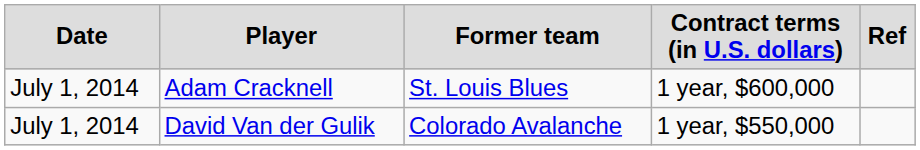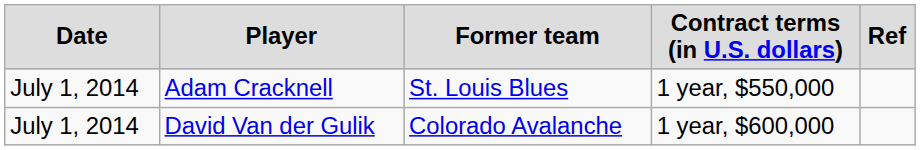(746, 88) 1 year, $600,000 -> (746, 88) 1 year, $550,000
(746, 125) 1 year, $550,000 -> (746, 125) 1 year, $600,000
